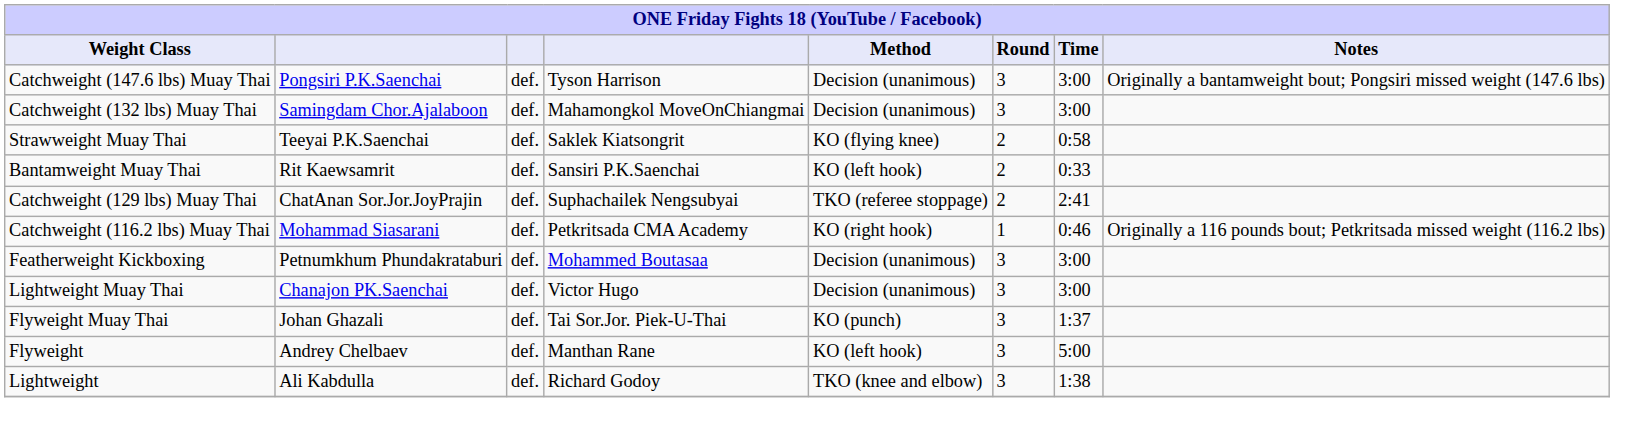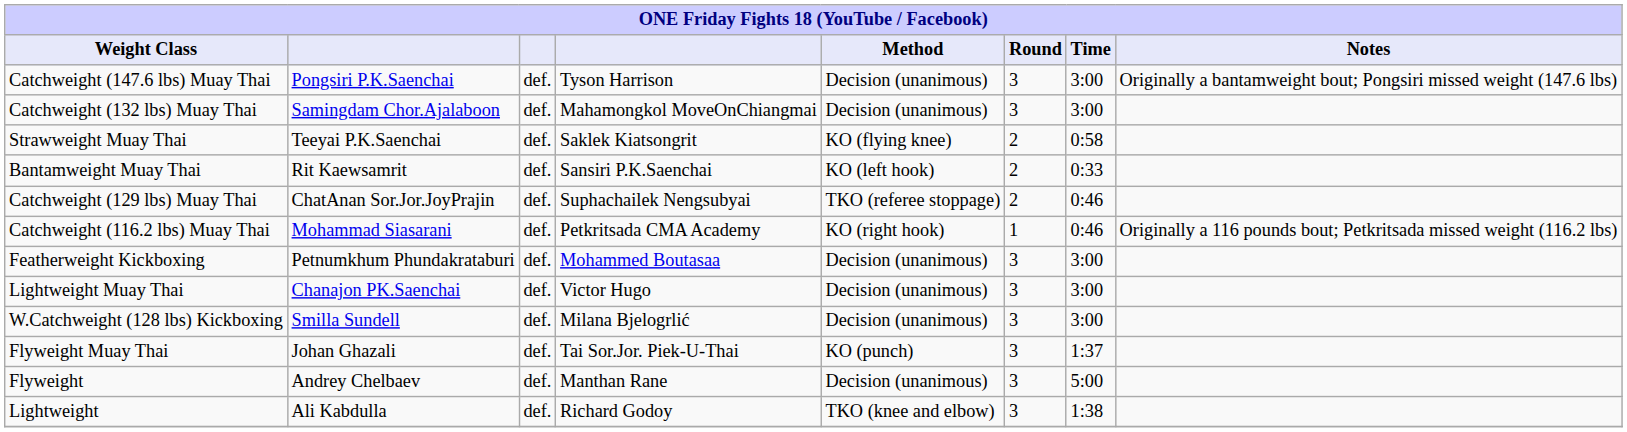(1075, 200) 2:41 -> (1087, 200) 0:46
+ row: (146, 321)
(867, 351) KO (left hook) -> (907, 381) Decision (unanimous)
